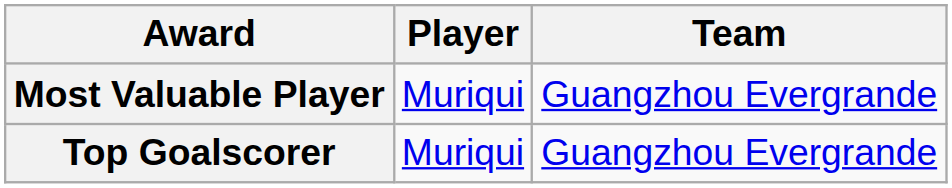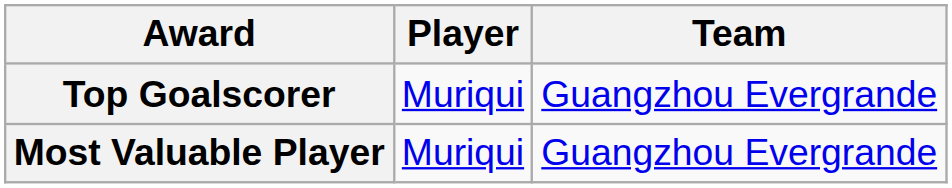rows swapped: (199, 93) <-> (199, 152)
